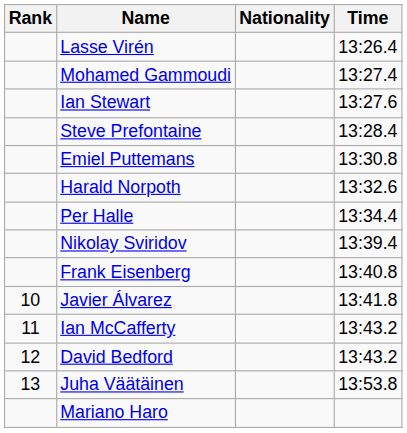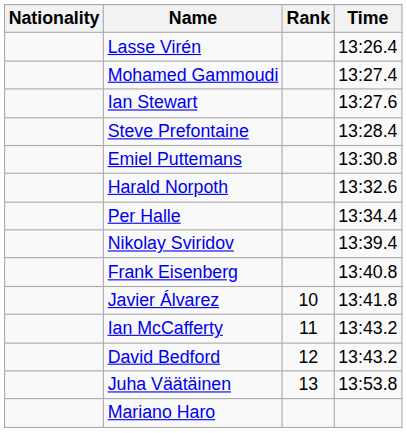columns swapped: (30, 18) <-> (285, 18)
